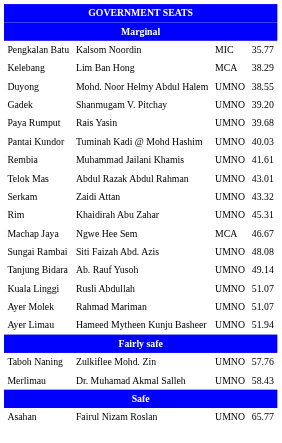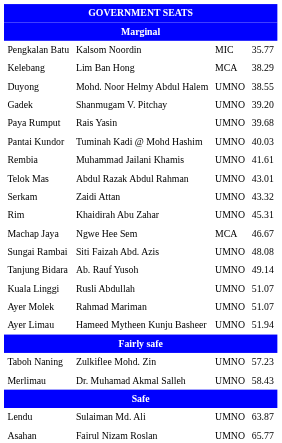(263, 362) 57.76 -> (263, 362) 57.23
+ row: (20, 417)
